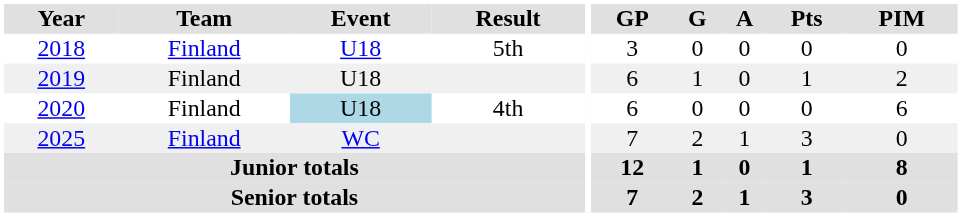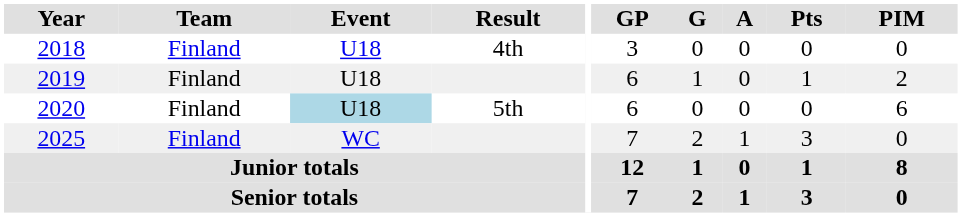(508, 48) 5th -> (508, 48) 4th
(508, 108) 4th -> (508, 108) 5th
